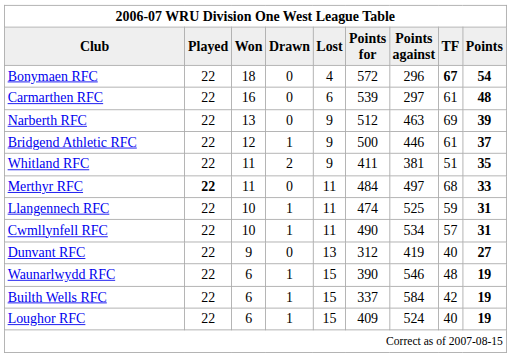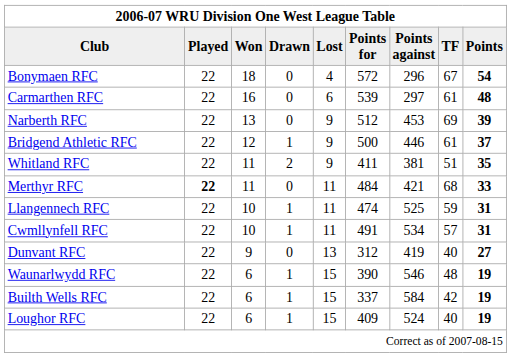(450, 76) bold -> (450, 76) normal
(414, 120) 463 -> (414, 120) 453
(414, 186) 497 -> (414, 186) 421
(368, 230) 490 -> (368, 230) 491
